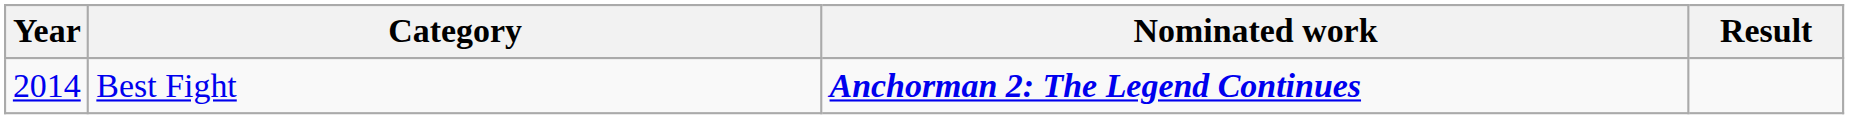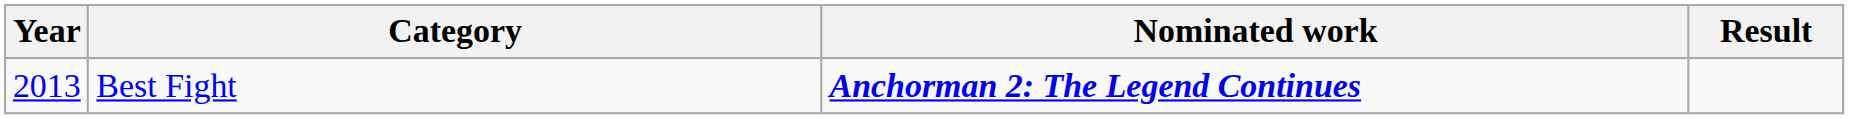(47, 85) 2014 -> (47, 85) 2013
